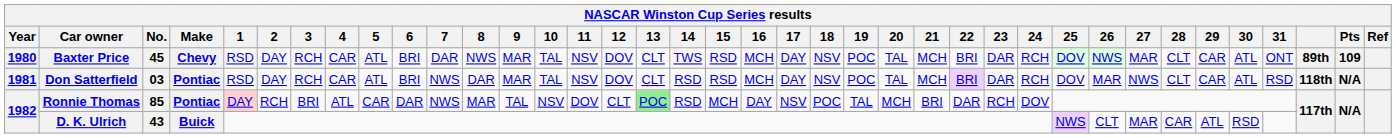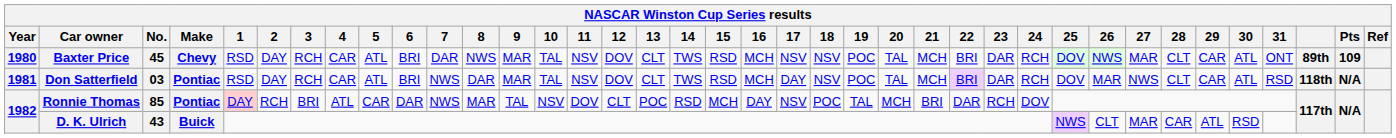(793, 58) DAY -> (793, 58) NSV
(688, 79) RSD -> (688, 79) TWS
(653, 101) lightgreen background -> (653, 101) no background
